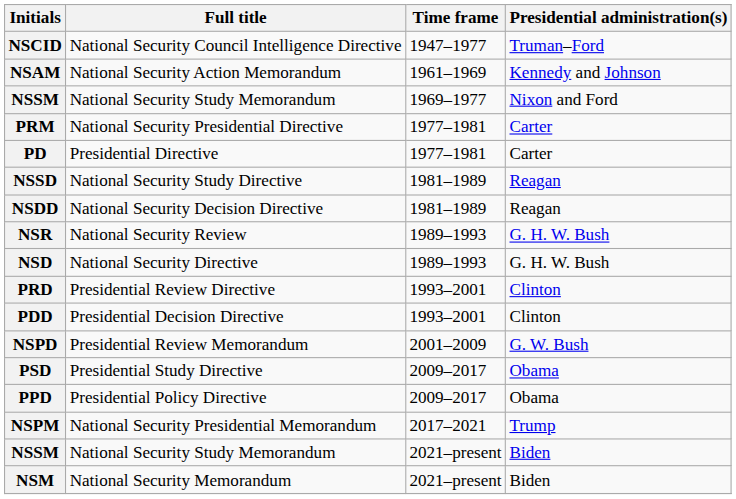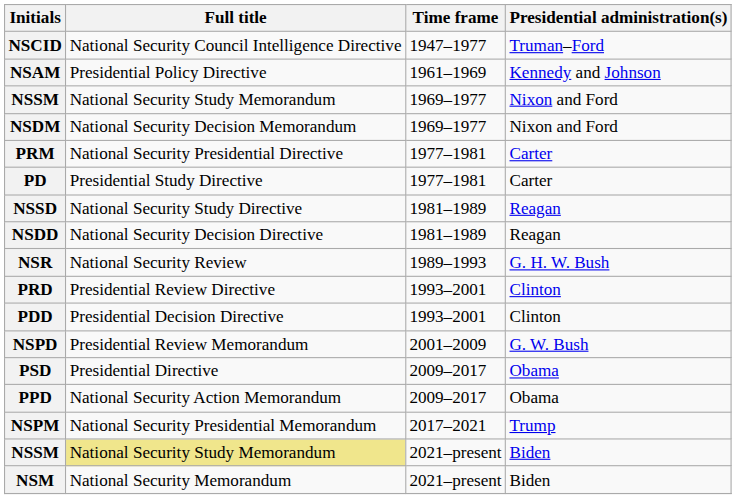(205, 72) National Security Action Memorandum -> (168, 72) Presidential Policy Directive
+ row: (35, 126)
(144, 153) Presidential Directive -> (166, 180) Presidential Study Directive
- row: (35, 262)
(166, 371) Presidential Study Directive -> (144, 371) Presidential Directive
(168, 398) Presidential Policy Directive -> (205, 398) National Security Action Memorandum
(203, 452) no background -> (203, 452) khaki background
